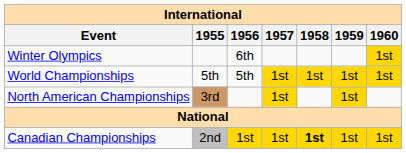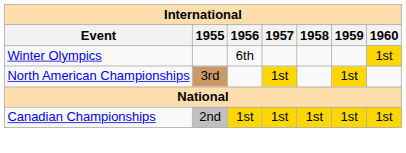- row: (71, 76)
(314, 138) bold -> (314, 117) normal
